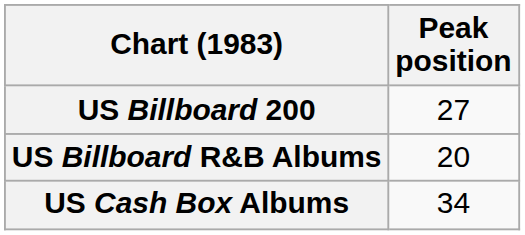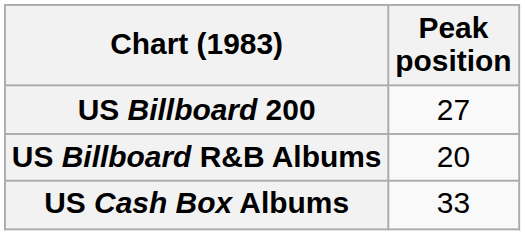(453, 204) 34 -> (453, 204) 33
